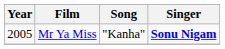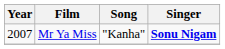(20, 34) 2005 -> (20, 34) 2007
